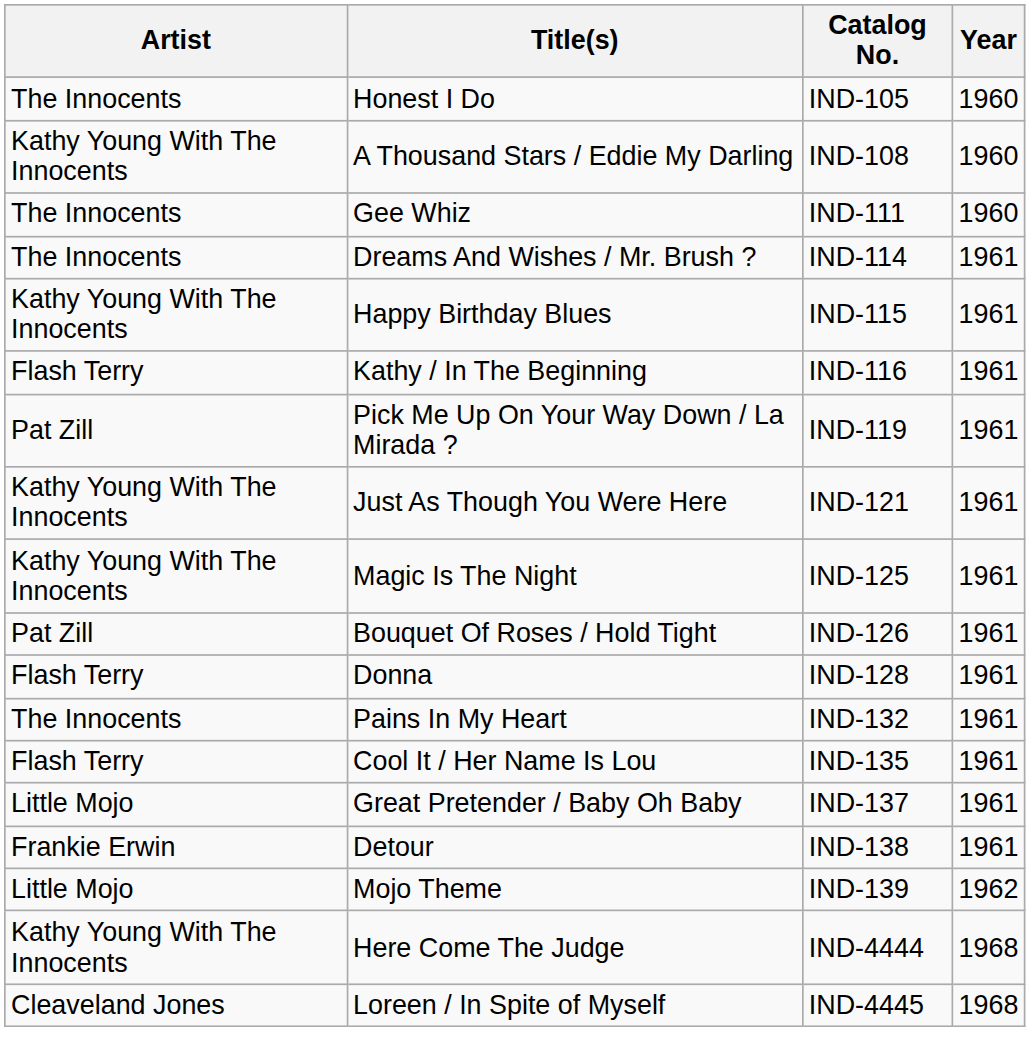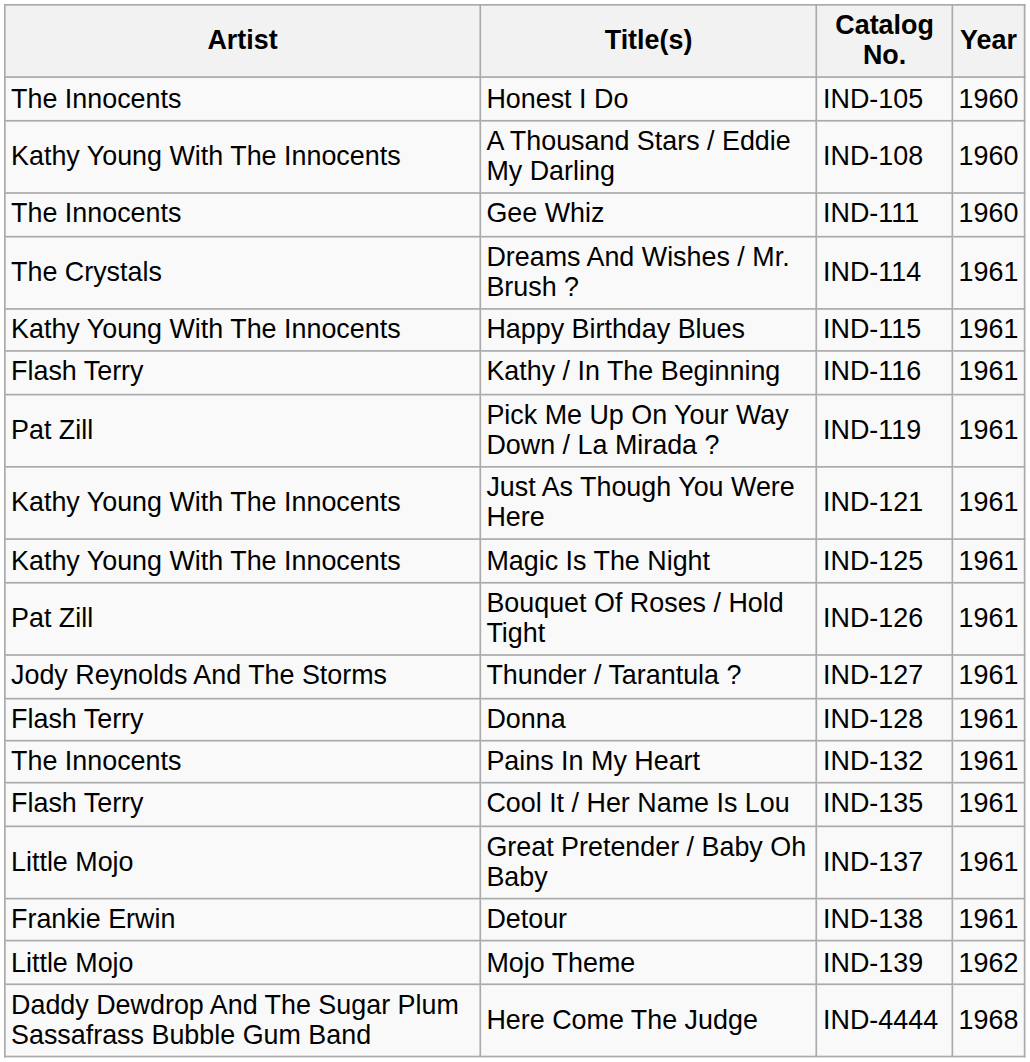(96, 256) The Innocents -> (86, 271) The Crystals
+ row: (614, 676)
(144, 947) Kathy Young With The Innocents -> (235, 1019) Daddy Dewdrop And The Sugar Plum Sassafrass Bubble Gum Band
- row: (509, 1004)
